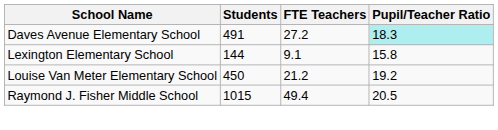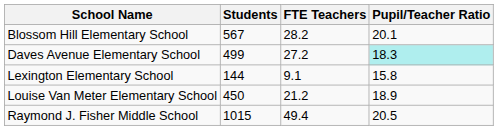+ row: (98, 35)
(234, 35) 491 -> (234, 55) 499
(385, 75) 19.2 -> (385, 96) 18.9
